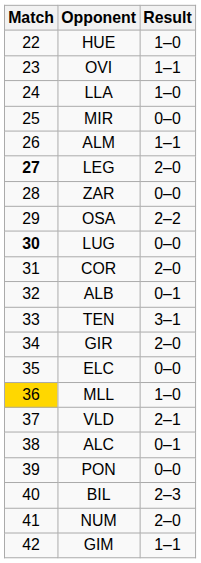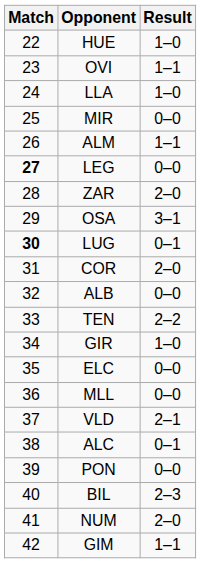(168, 168) 2–0 -> (168, 168) 0–0
(168, 193) 0–0 -> (168, 193) 2–0
(168, 218) 2–2 -> (168, 218) 3–1
(168, 243) 0–0 -> (168, 243) 0–1
(168, 294) 0–1 -> (168, 294) 0–0
(168, 319) 3–1 -> (168, 319) 2–2
(168, 344) 2–0 -> (168, 344) 1–0
(31, 394) gold background -> (31, 394) no background
(168, 394) 1–0 -> (168, 394) 0–0
